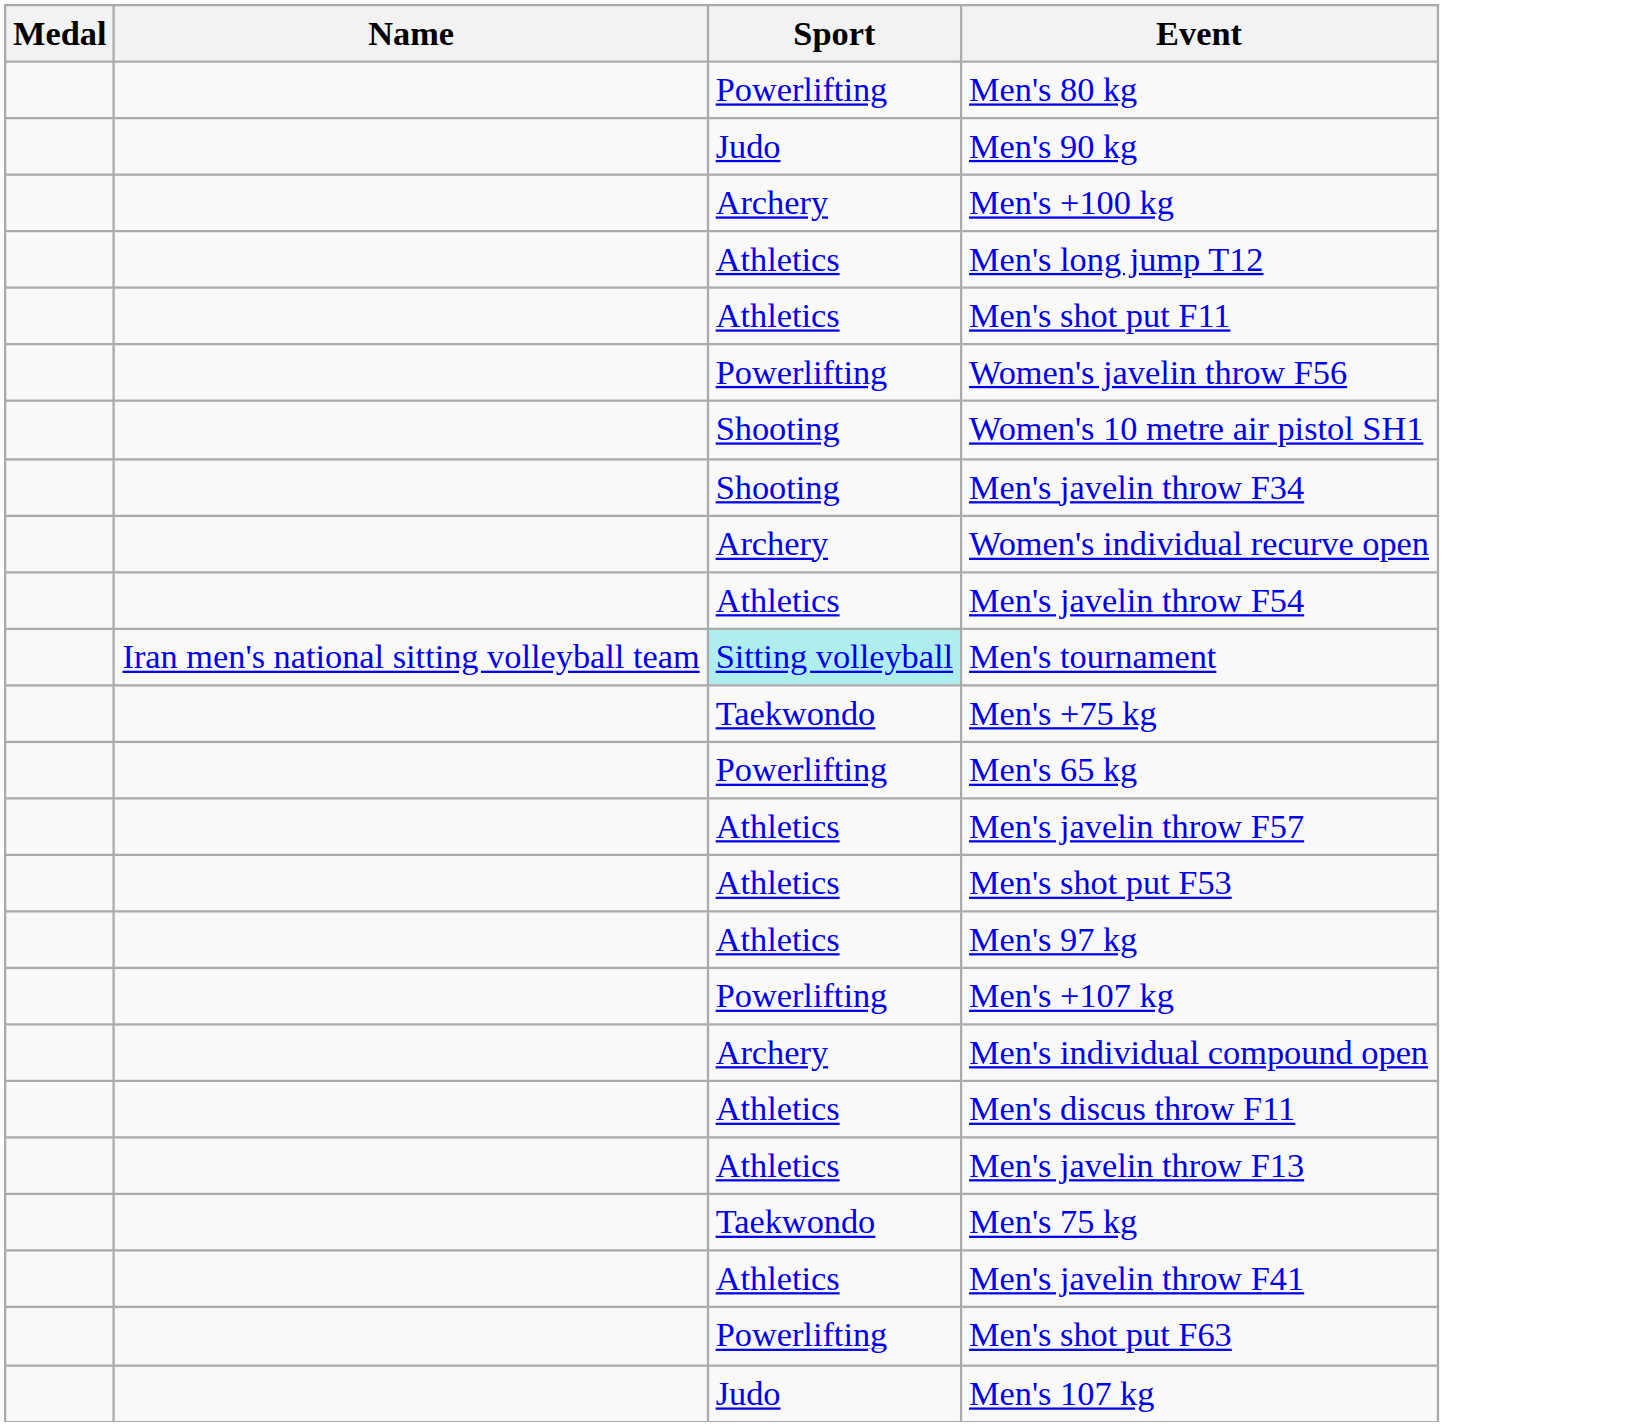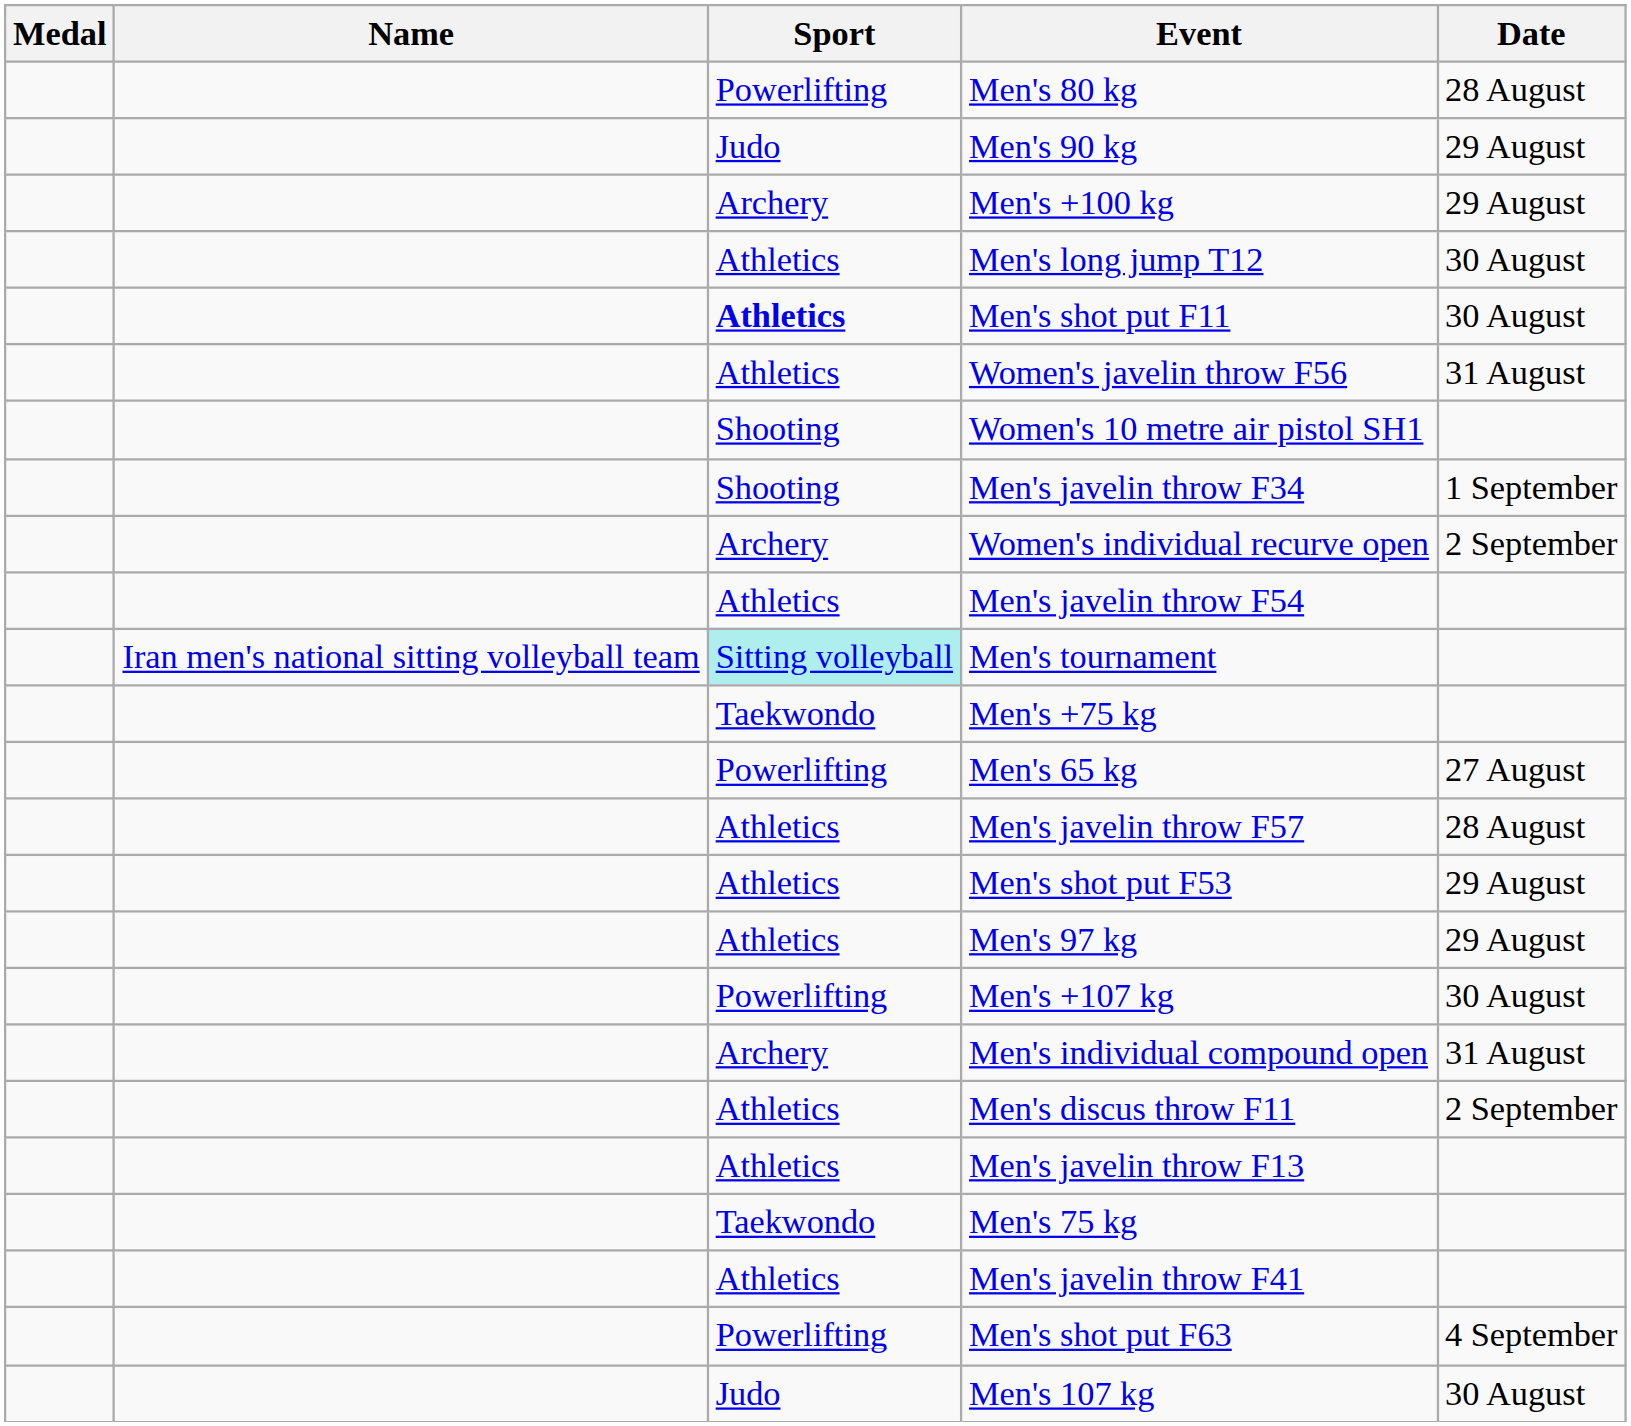+ column: (1531, 33)
(778, 316) normal -> (780, 316) bold
(801, 372) Powerlifting -> (778, 372) Athletics
